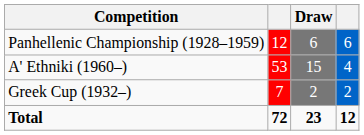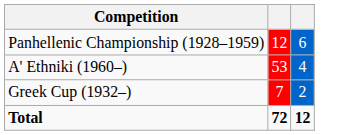- column: (314, 17)
